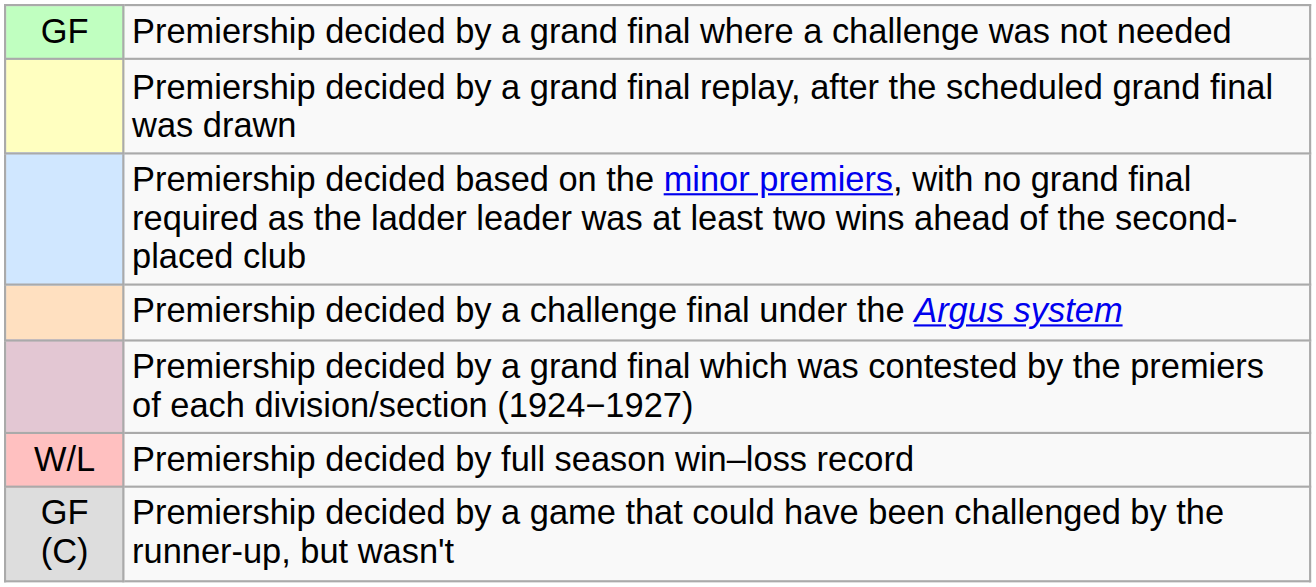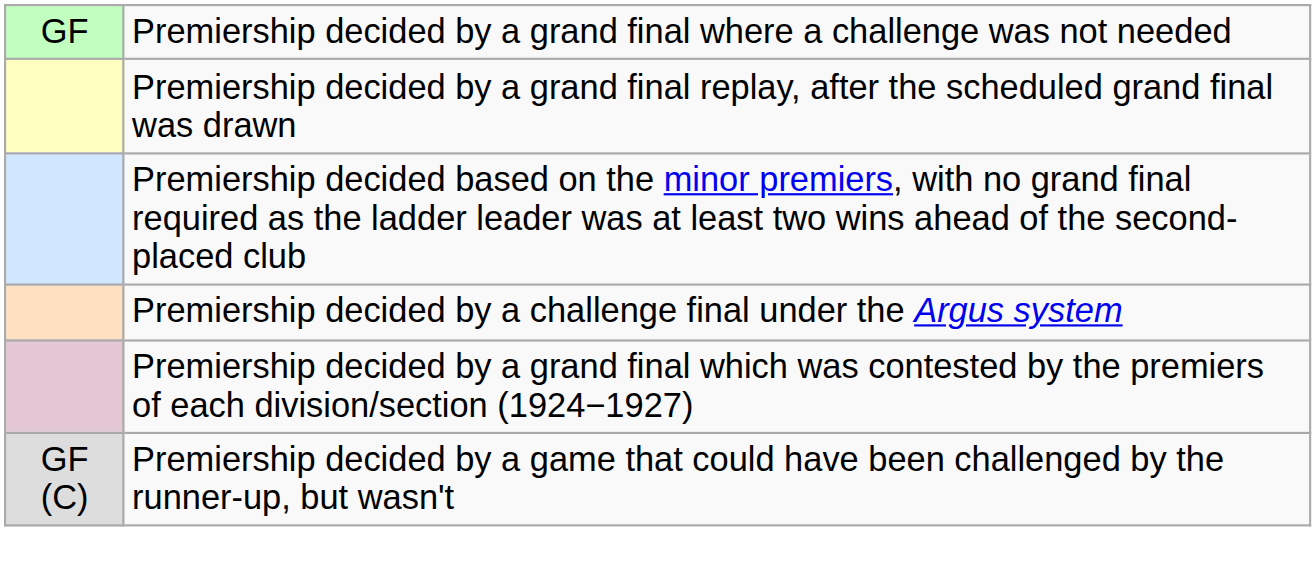- row: (523, 459)
